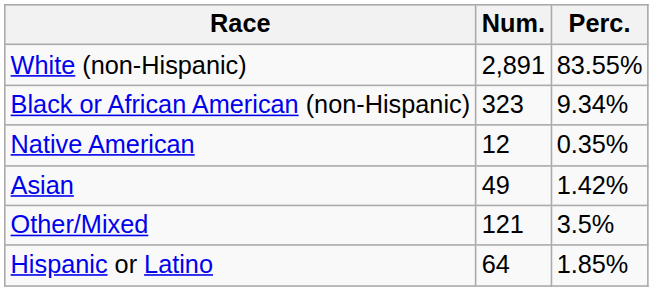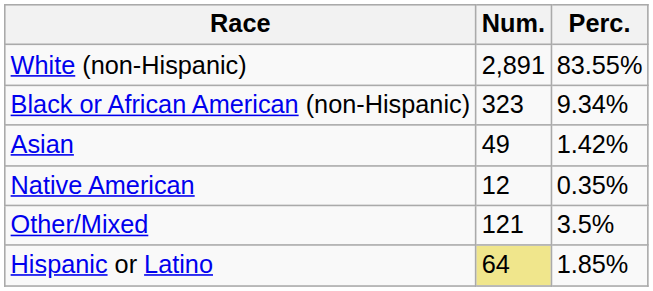rows swapped: (103, 144) <-> (42, 184)
(496, 265) no background -> (496, 265) khaki background
